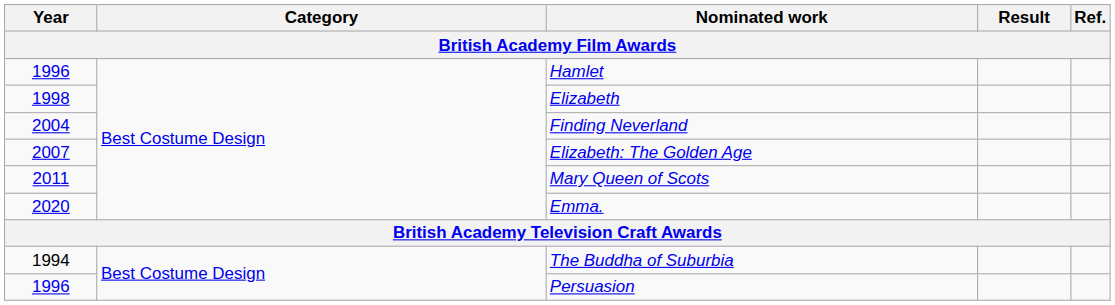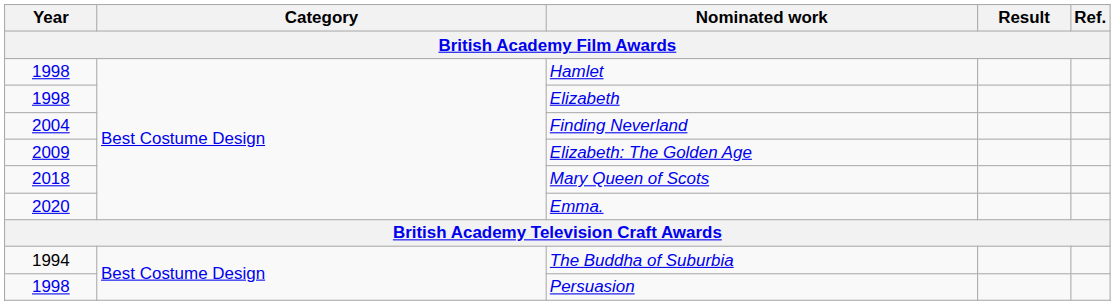(51, 71) 1996 -> (51, 71) 1998
(51, 152) 2007 -> (51, 152) 2009
(51, 179) 2011 -> (51, 179) 2018
(51, 286) 1996 -> (51, 286) 1998
